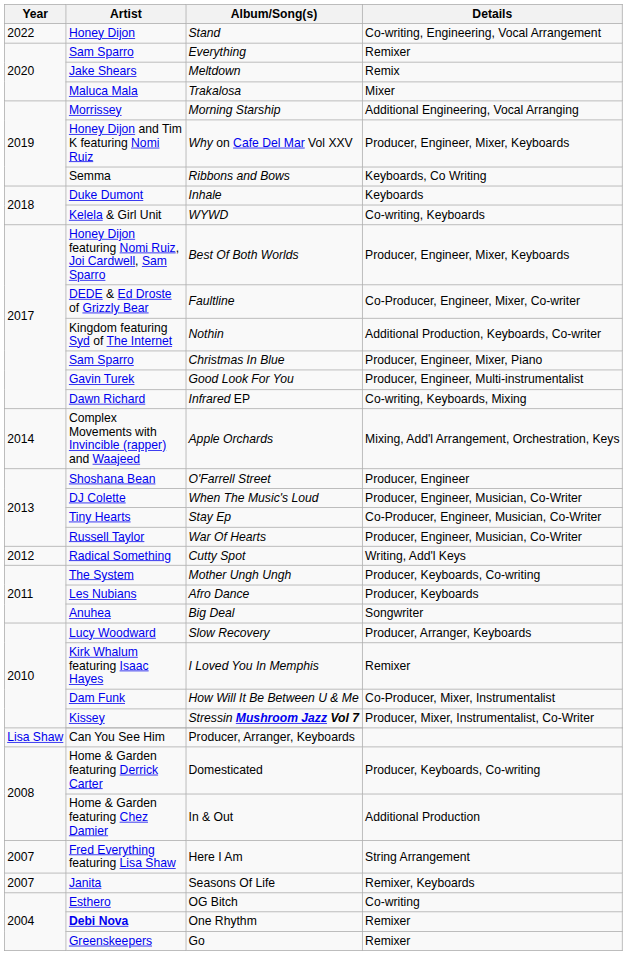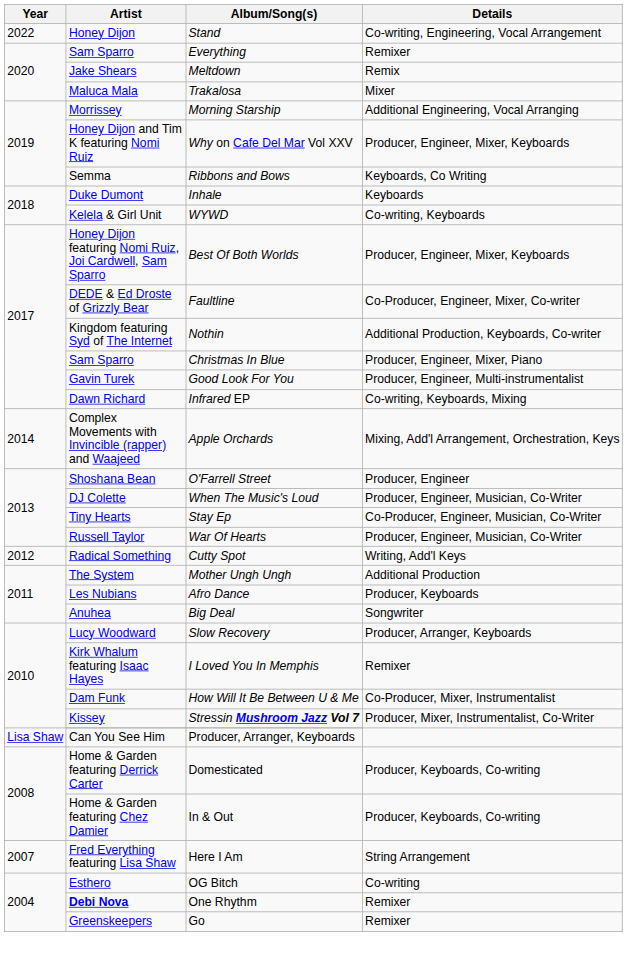(453, 575) Producer, Keyboards, Co-writing -> (423, 575) Additional Production
(423, 817) Additional Production -> (453, 817) Producer, Keyboards, Co-writing
- row: (232, 883)
